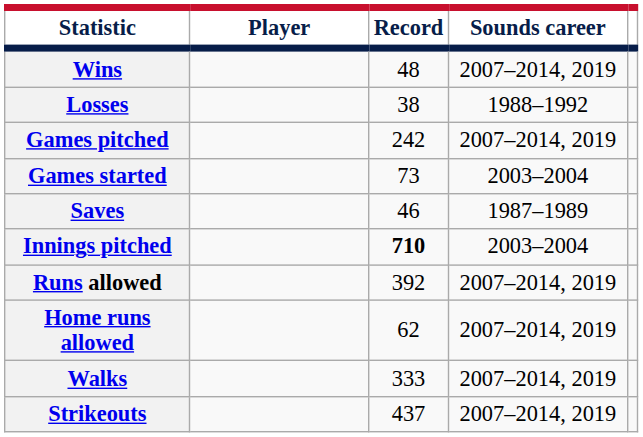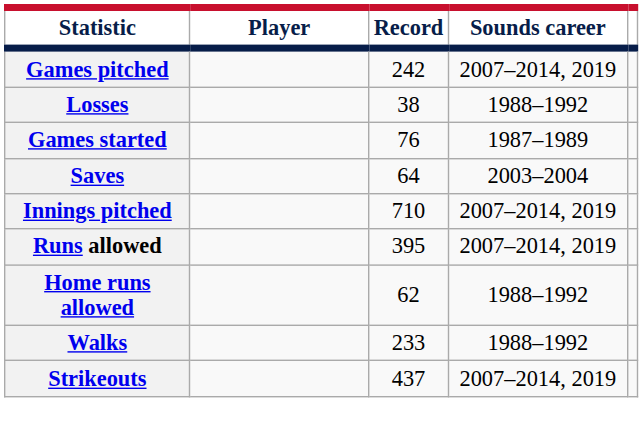- row: (97, 68)
rows swapped: (97, 104) <-> (97, 140)
(409, 175) 73 -> (409, 140) 76
(538, 175) 2003–2004 -> (538, 140) 1987–1989
(409, 211) 46 -> (409, 175) 64
(538, 211) 1987–1989 -> (538, 175) 2003–2004
(409, 246) bold -> (409, 211) normal
(538, 246) 2003–2004 -> (538, 211) 2007–2014, 2019
(409, 282) 392 -> (409, 246) 395
(538, 330) 2007–2014, 2019 -> (538, 294) 1988–1992
(409, 378) 333 -> (409, 342) 233
(538, 378) 2007–2014, 2019 -> (538, 342) 1988–1992
